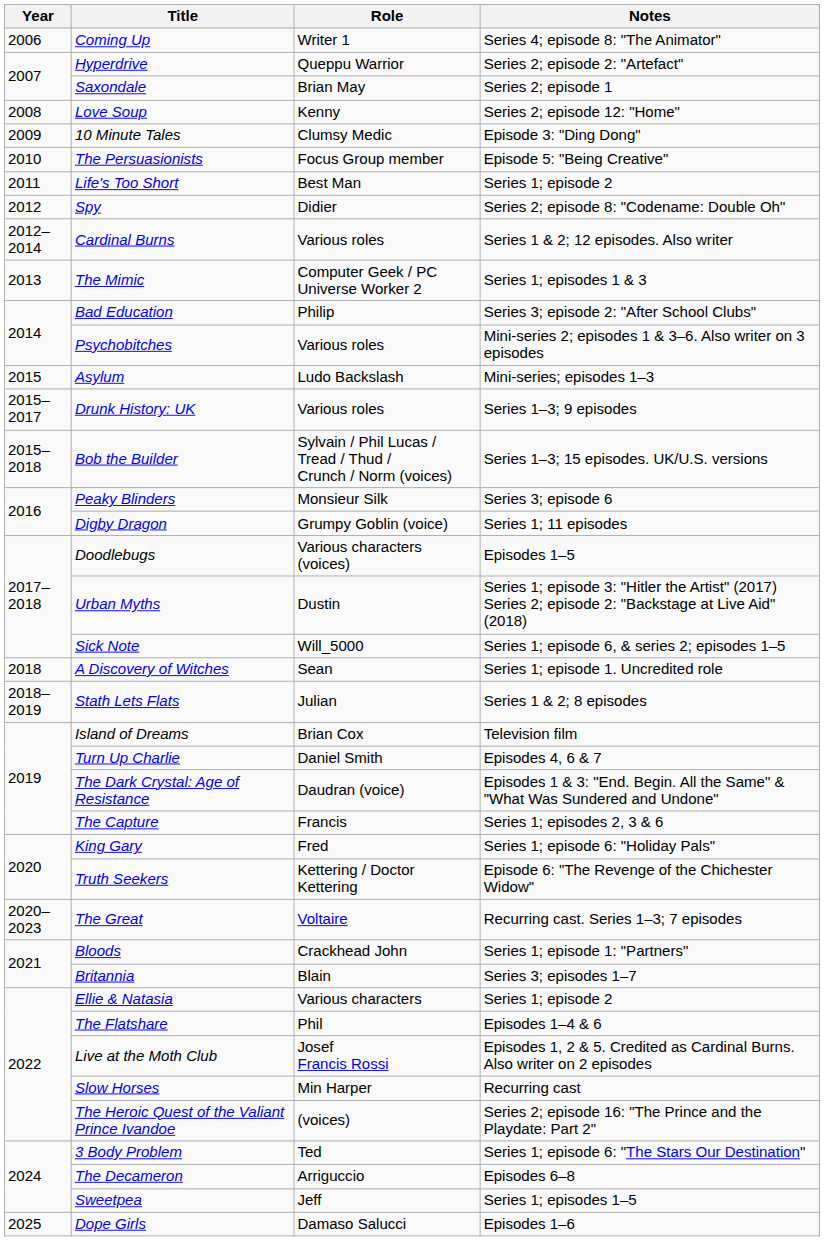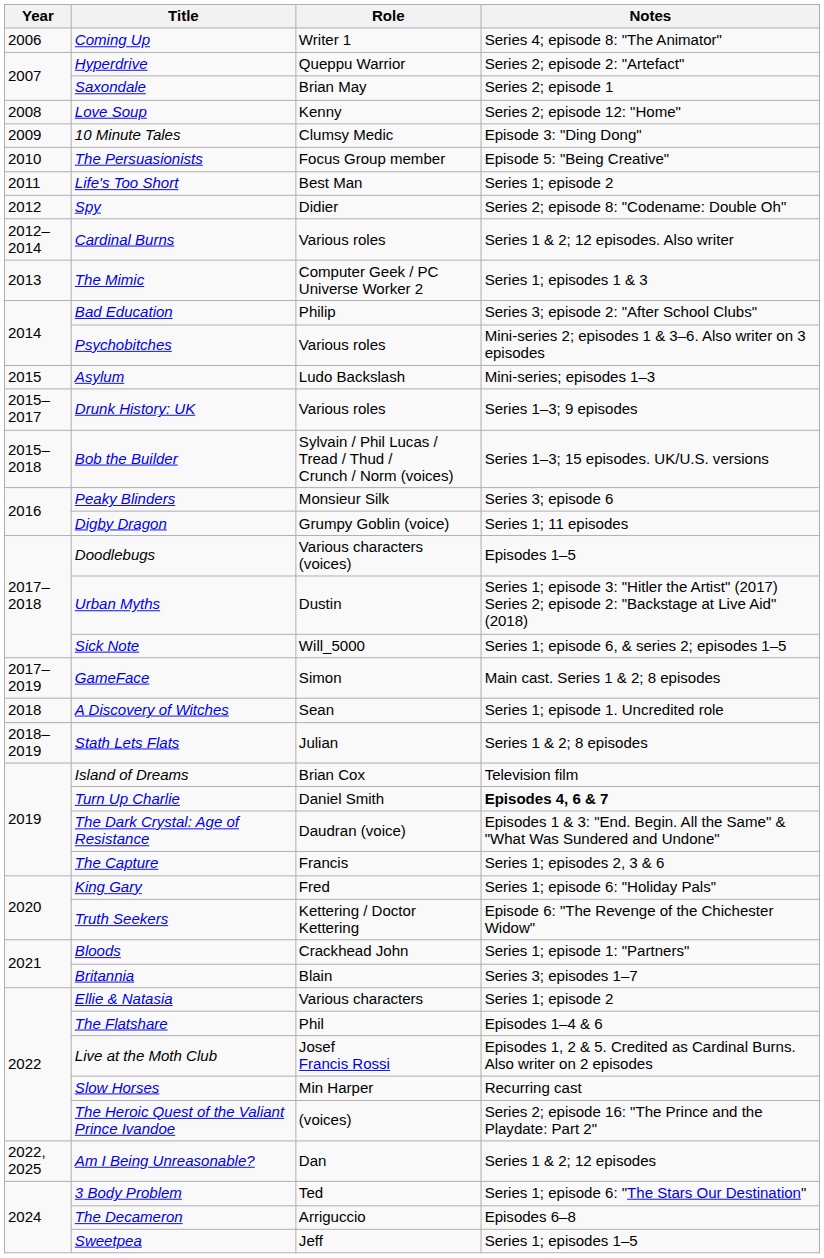+ row: (112, 678)
(543, 758) normal -> (546, 798) bold
- row: (109, 919)
+ row: (165, 1161)
- row: (110, 1224)
